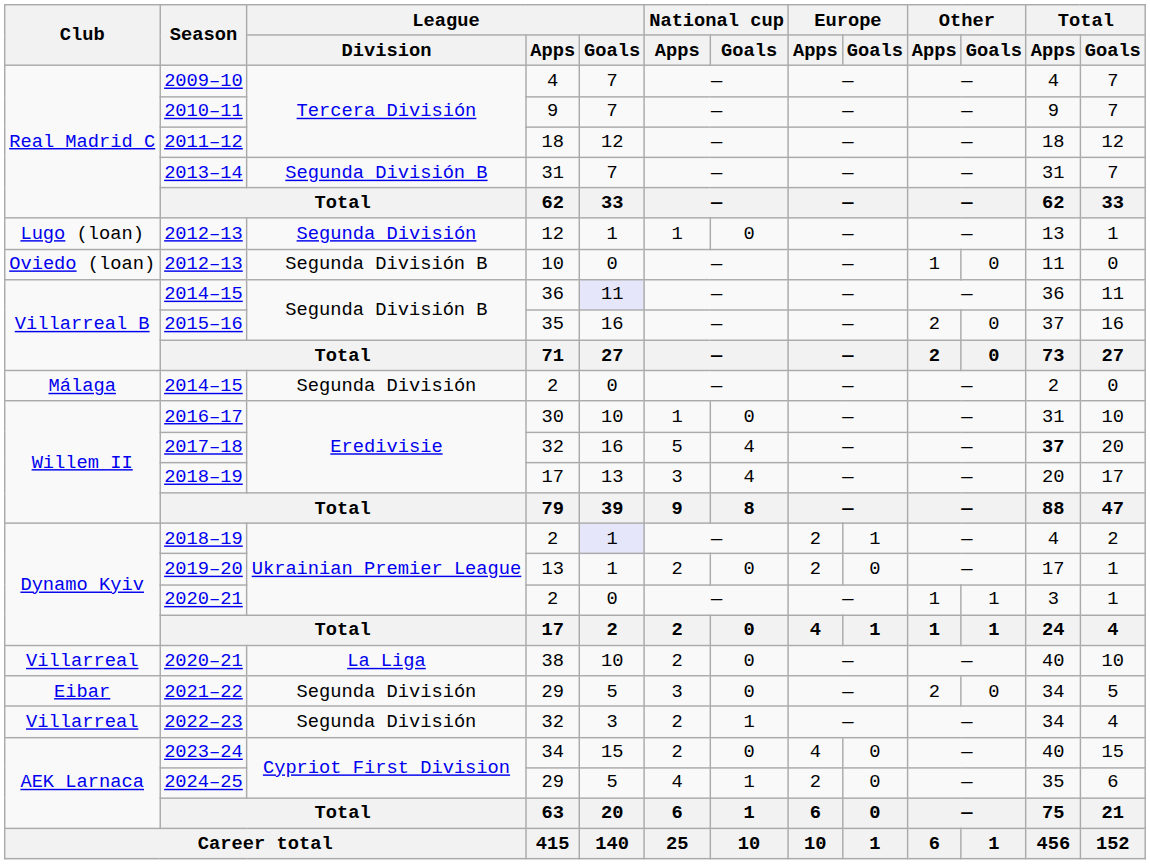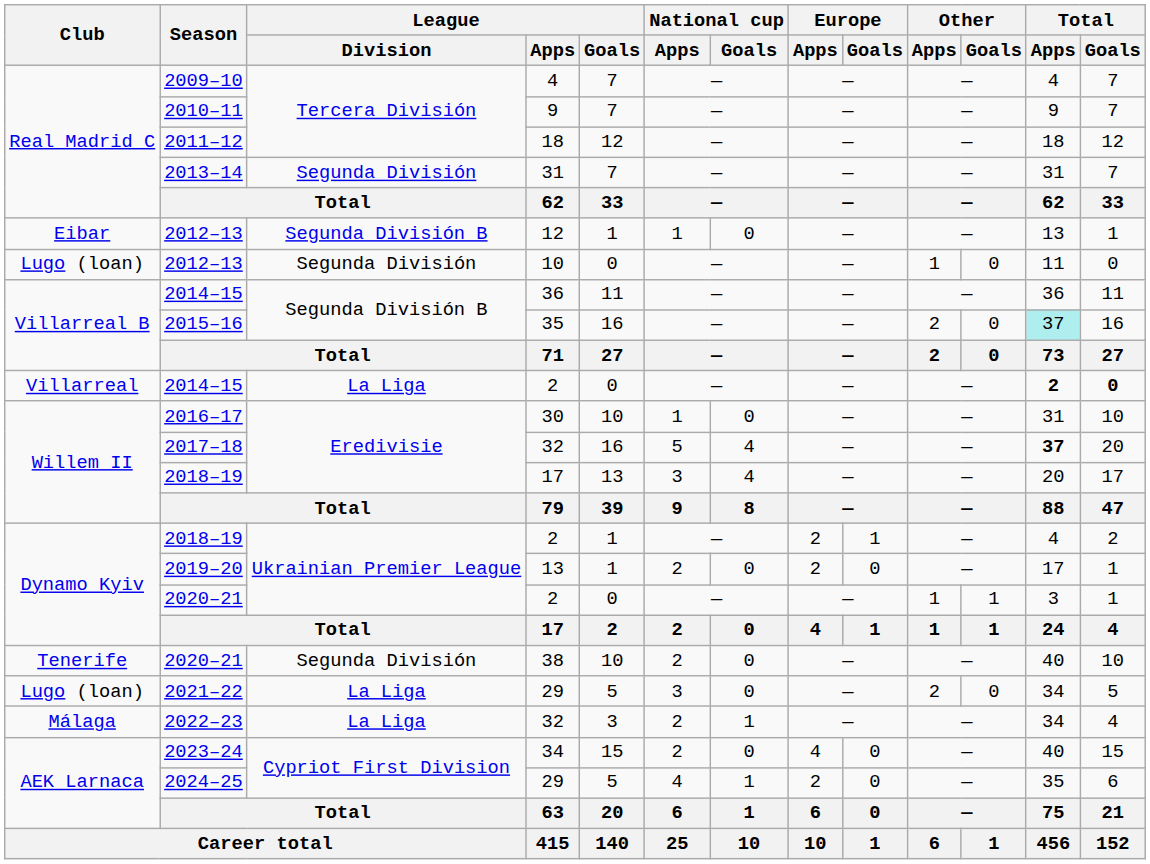(386, 173) Segunda División B -> (386, 173) Segunda División
(82, 234) Lugo (loan) -> (82, 234) Eibar
(386, 234) Segunda División -> (386, 234) Segunda División B
(82, 264) Oviedo (loan) -> (82, 264) Lugo (loan)
(386, 264) Segunda División B -> (386, 264) Segunda División
(612, 295) lavender background -> (612, 295) no background
(1053, 325) no background -> (1053, 325) paleturquoise background
(82, 386) Málaga -> (82, 386) Villarreal
(386, 386) Segunda División -> (386, 386) La Liga
(1053, 386) normal -> (1053, 386) bold
(1113, 386) normal -> (1113, 386) bold
(612, 539) lavender background -> (612, 539) no background
(82, 661) Villarreal -> (82, 661) Tenerife
(386, 661) La Liga -> (386, 661) Segunda División
(82, 691) Eibar -> (82, 691) Lugo (loan)
(386, 691) Segunda División -> (386, 691) La Liga
(82, 722) Villarreal -> (82, 722) Málaga
(386, 722) Segunda División -> (386, 722) La Liga
